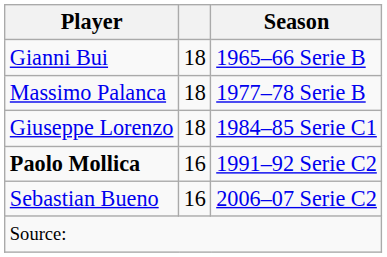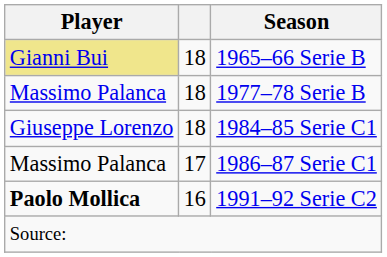(59, 57) no background -> (59, 57) khaki background
+ row: (297, 163)
- row: (297, 198)
